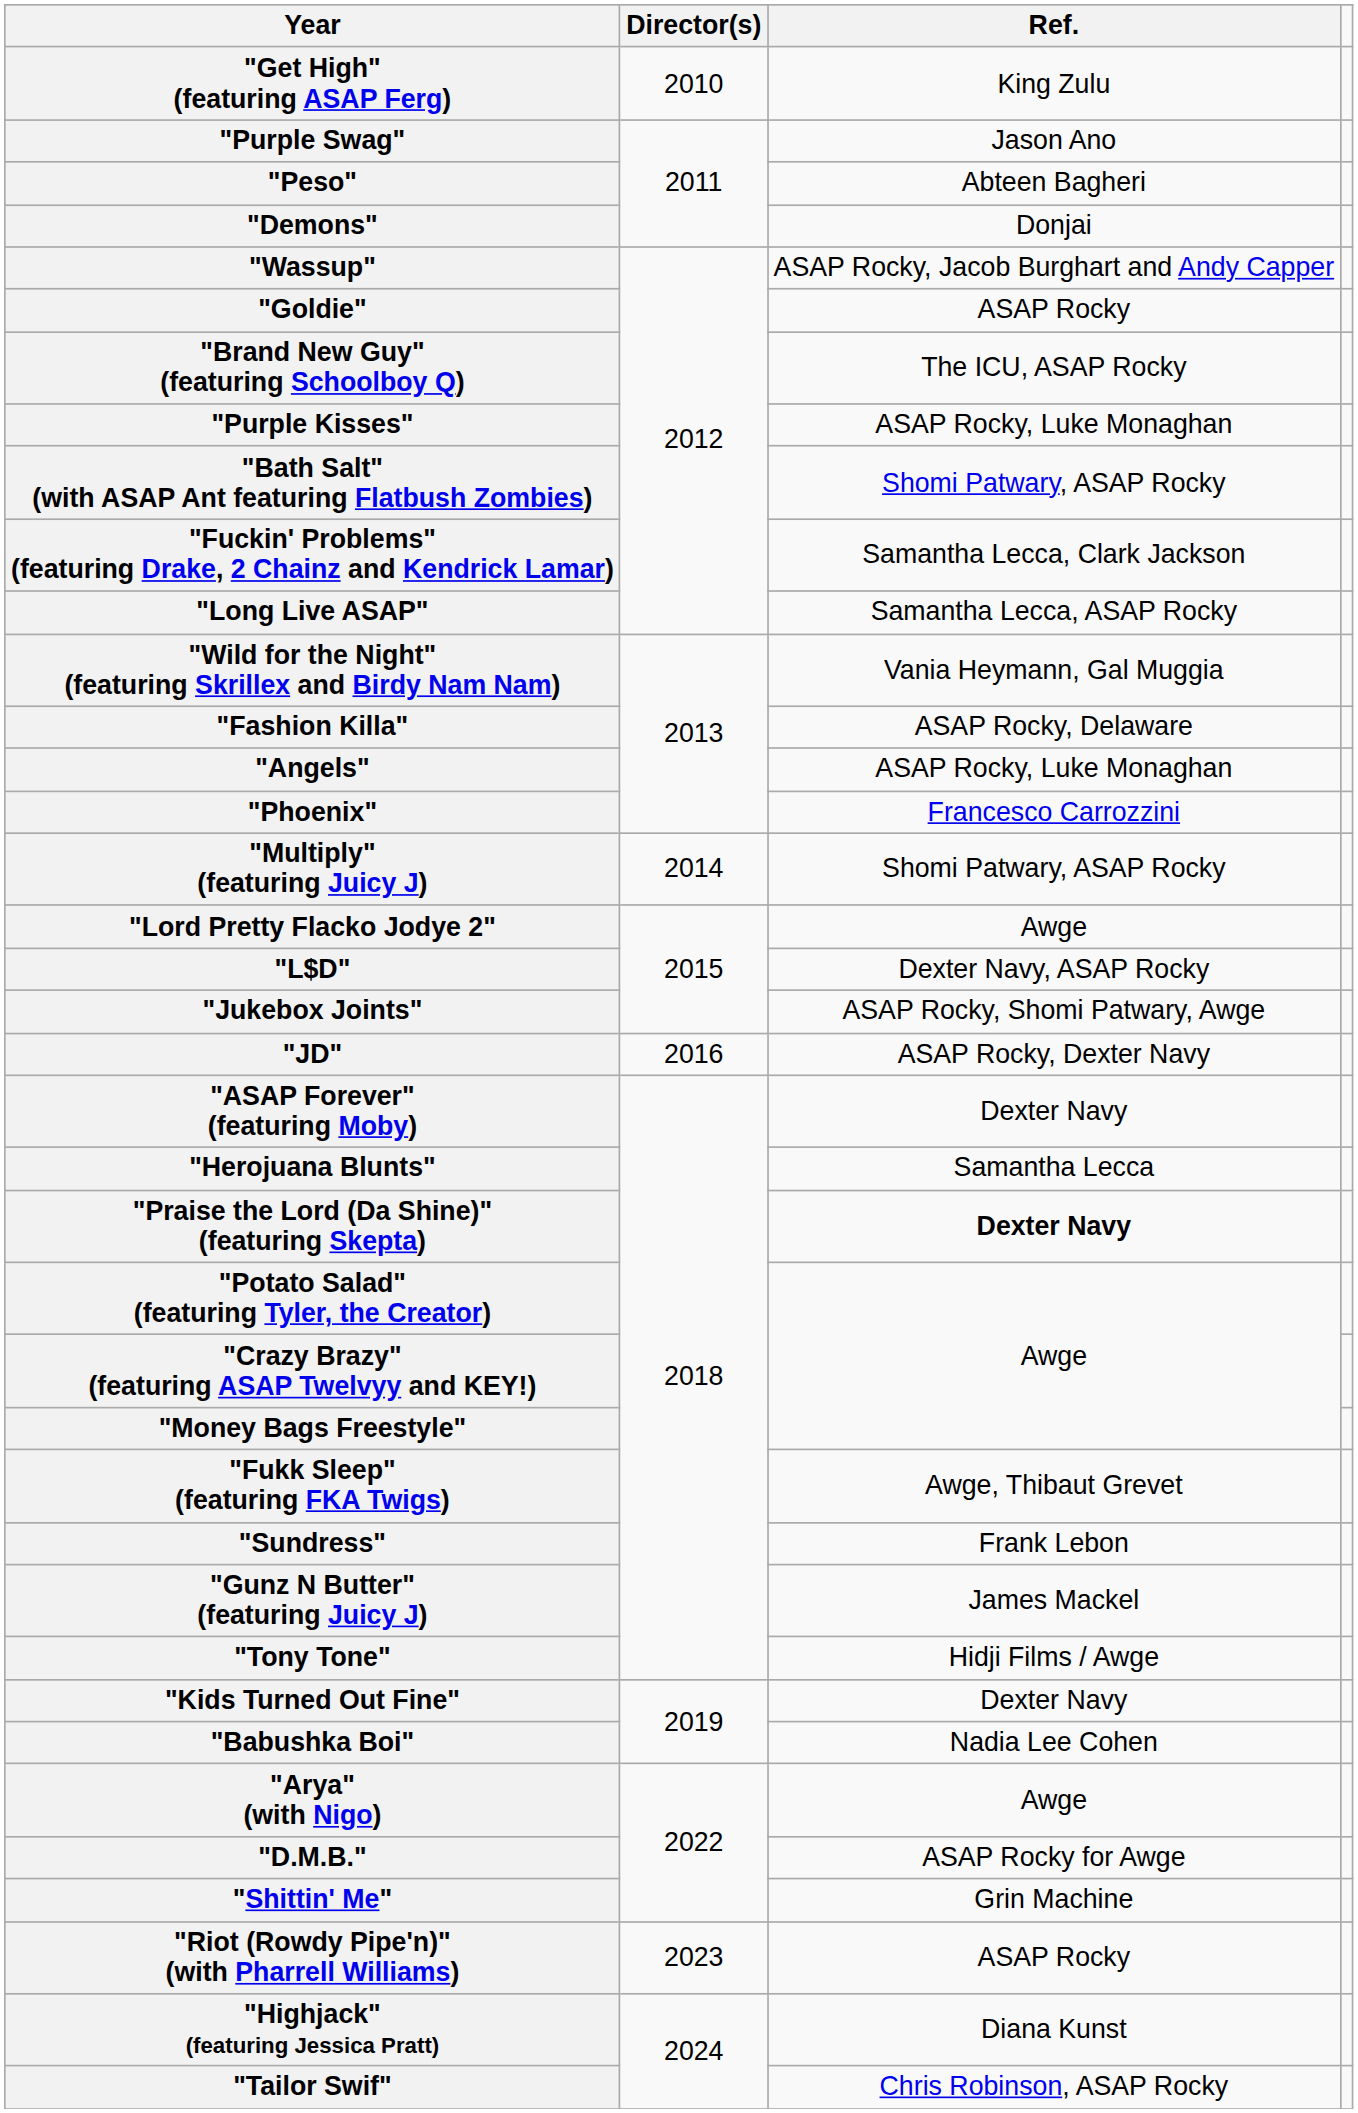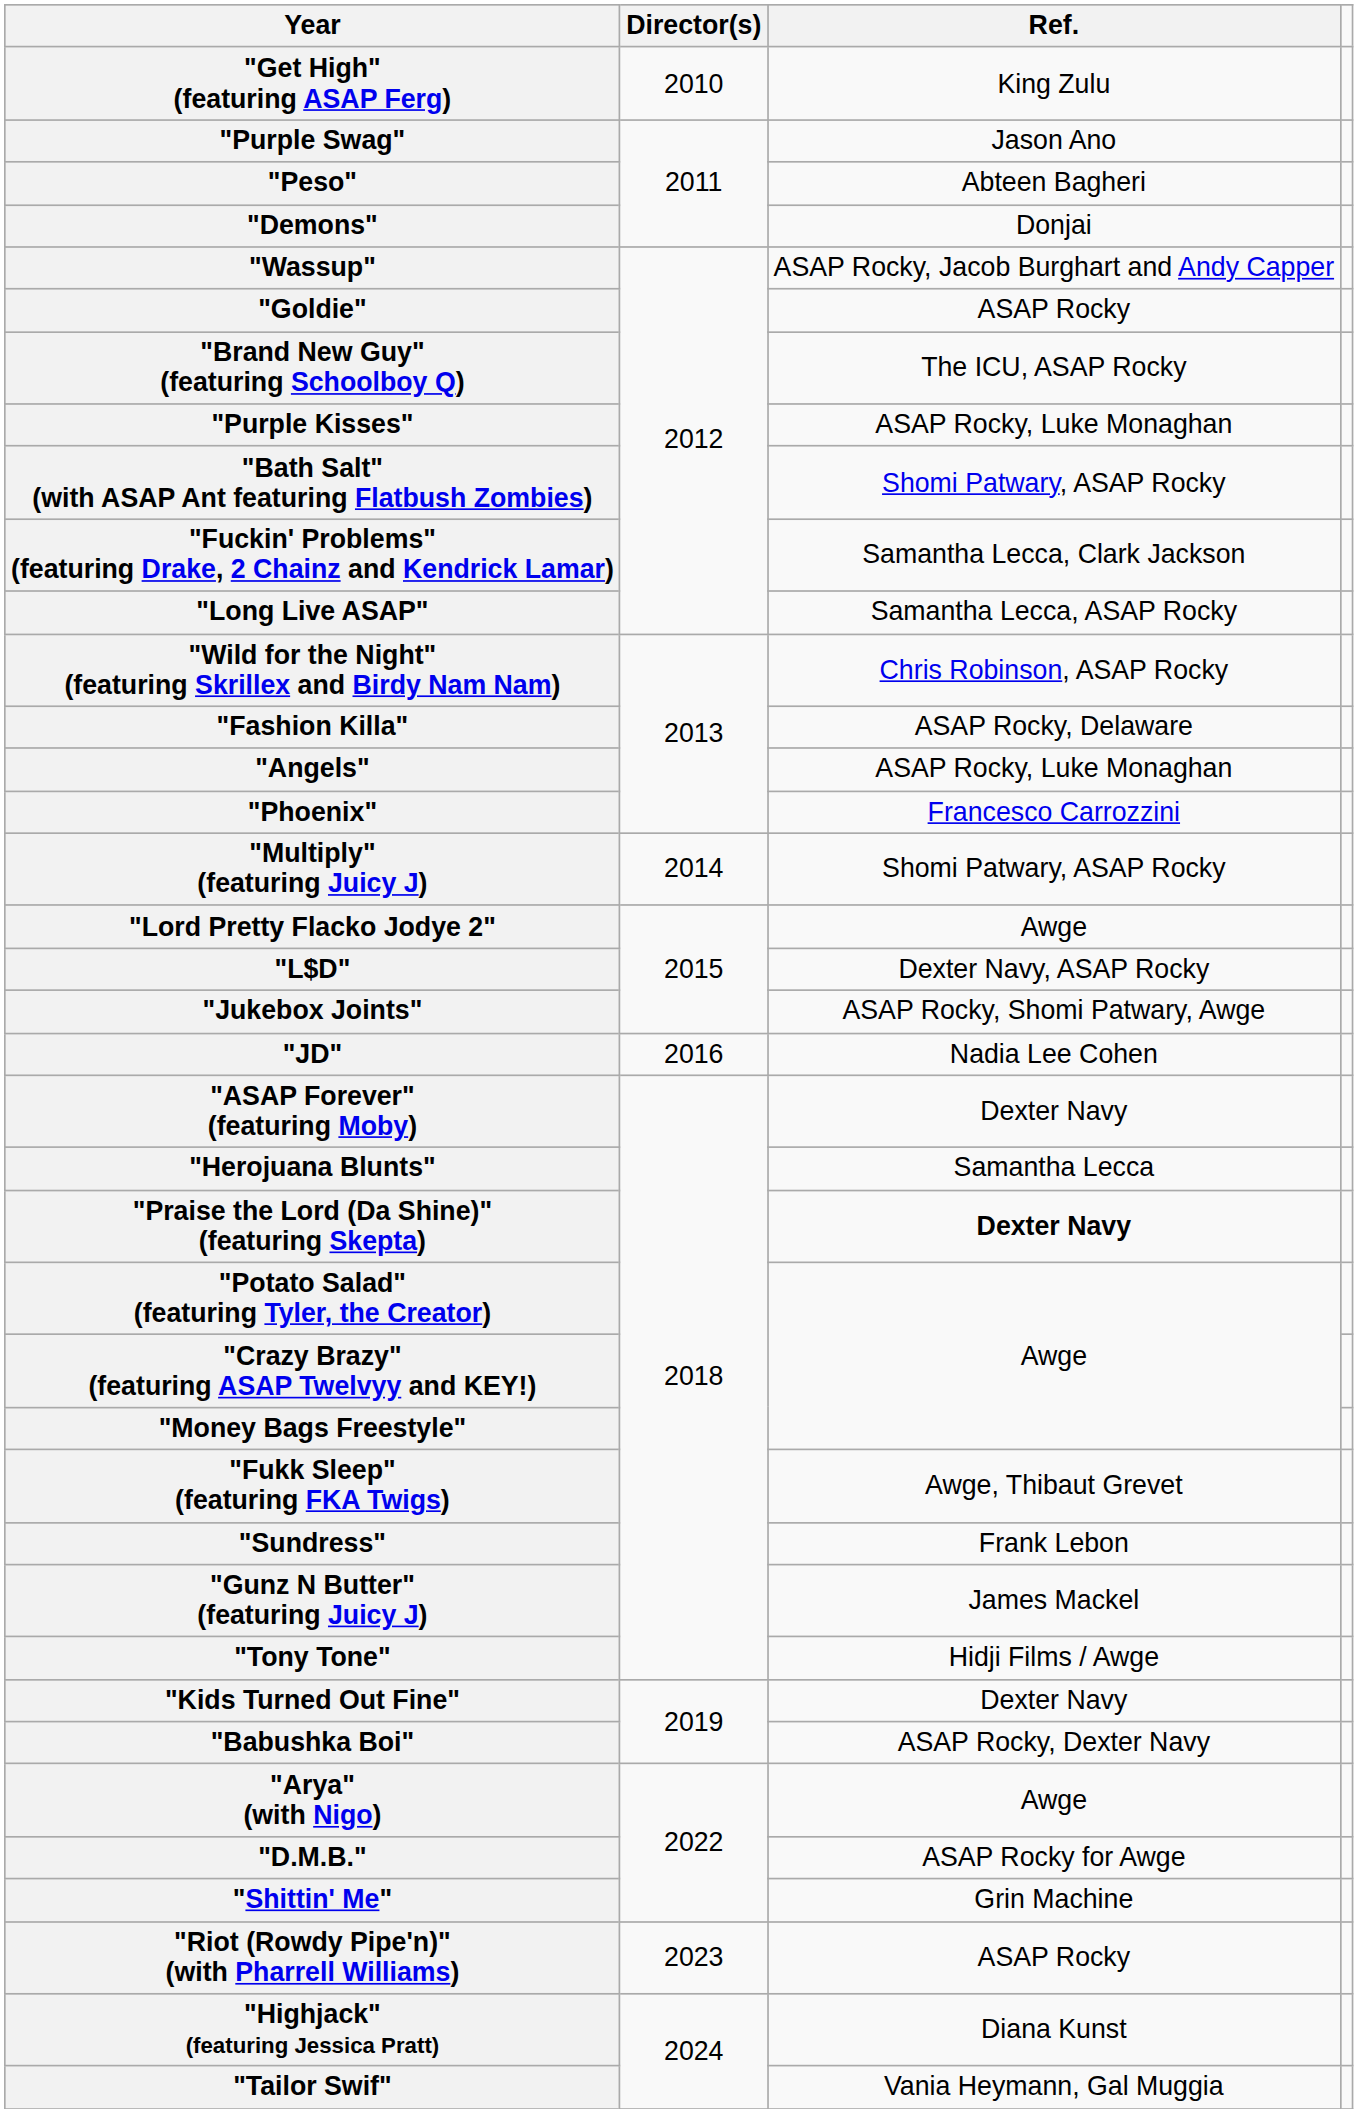(1054, 669) Vania Heymann, Gal Muggia -> (1054, 669) Chris Robinson, ASAP Rocky
(1054, 1053) ASAP Rocky, Dexter Navy -> (1054, 1053) Nadia Lee Cohen
(1054, 1742) Nadia Lee Cohen -> (1054, 1742) ASAP Rocky, Dexter Navy
(1054, 2086) Chris Robinson, ASAP Rocky -> (1054, 2086) Vania Heymann, Gal Muggia
